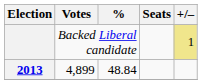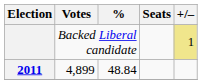(30, 69) 2013 -> (30, 69) 2011
